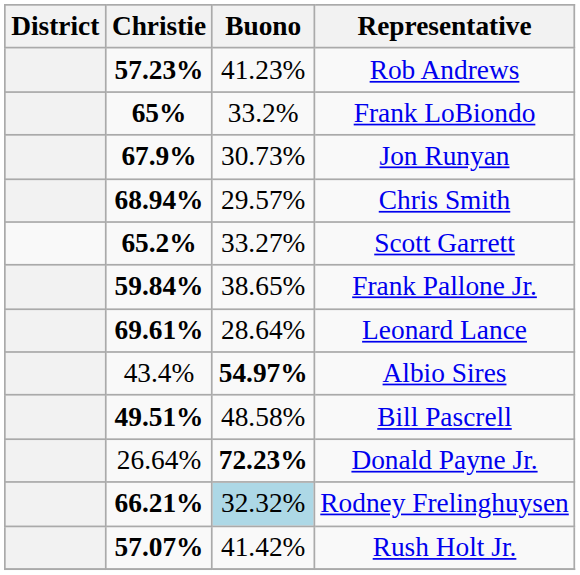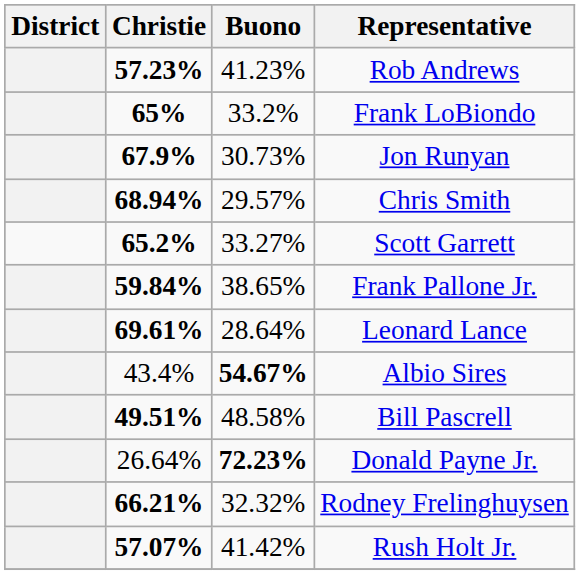(263, 373) 54.97% -> (263, 373) 54.67%
(263, 503) lightblue background -> (263, 503) no background
